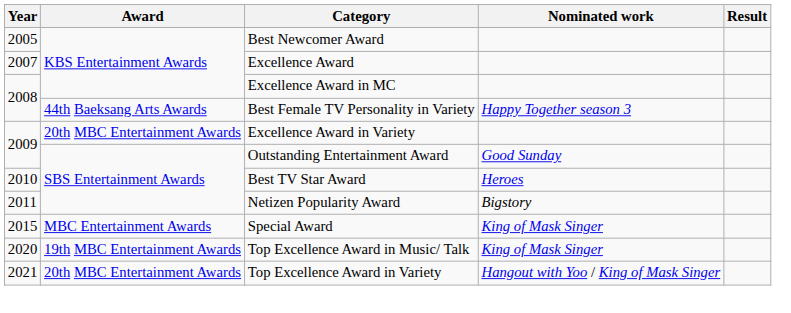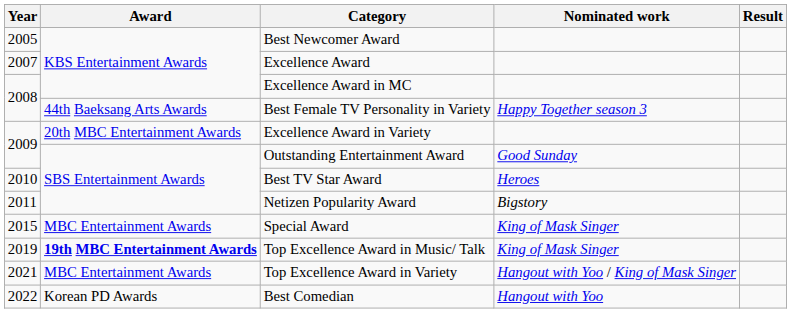(23, 249) 2020 -> (23, 249) 2019
(143, 249) normal -> (150, 249) bold
(143, 272) 20th MBC Entertainment Awards -> (128, 272) MBC Entertainment Awards
+ row: (309, 296)
